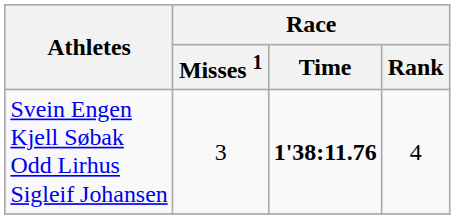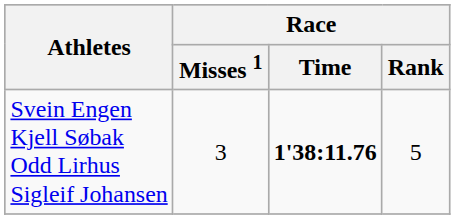(416, 152) 4 -> (416, 152) 5
